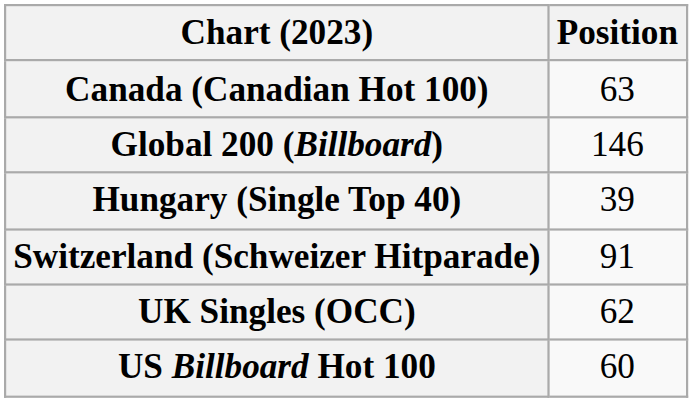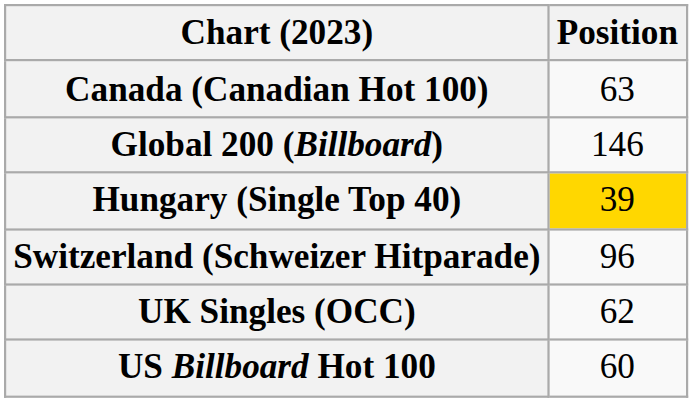(617, 199) no background -> (617, 199) gold background
(617, 255) 91 -> (617, 255) 96
